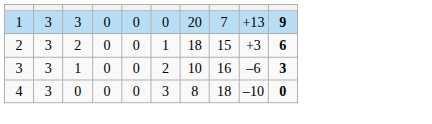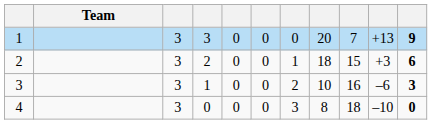+ column: (98, 15)
